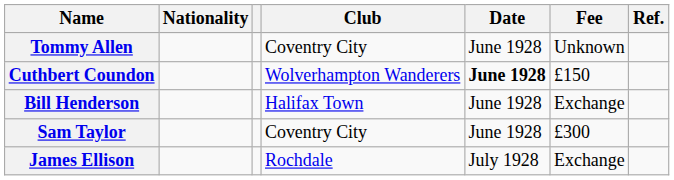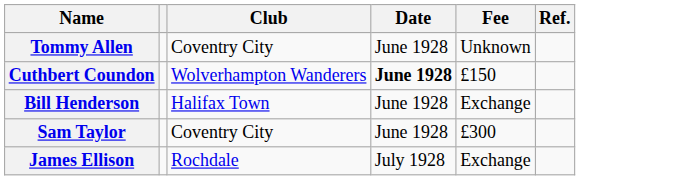- column: (206, 18)
